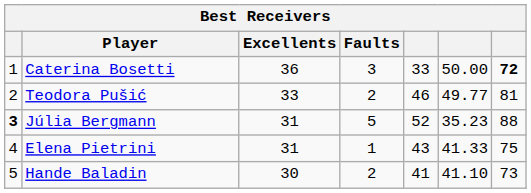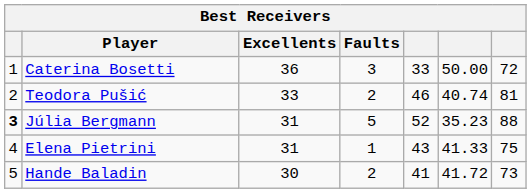(509, 70) bold -> (509, 70) normal
(465, 96) 49.77 -> (465, 96) 40.74
(465, 174) 41.10 -> (465, 174) 41.72
